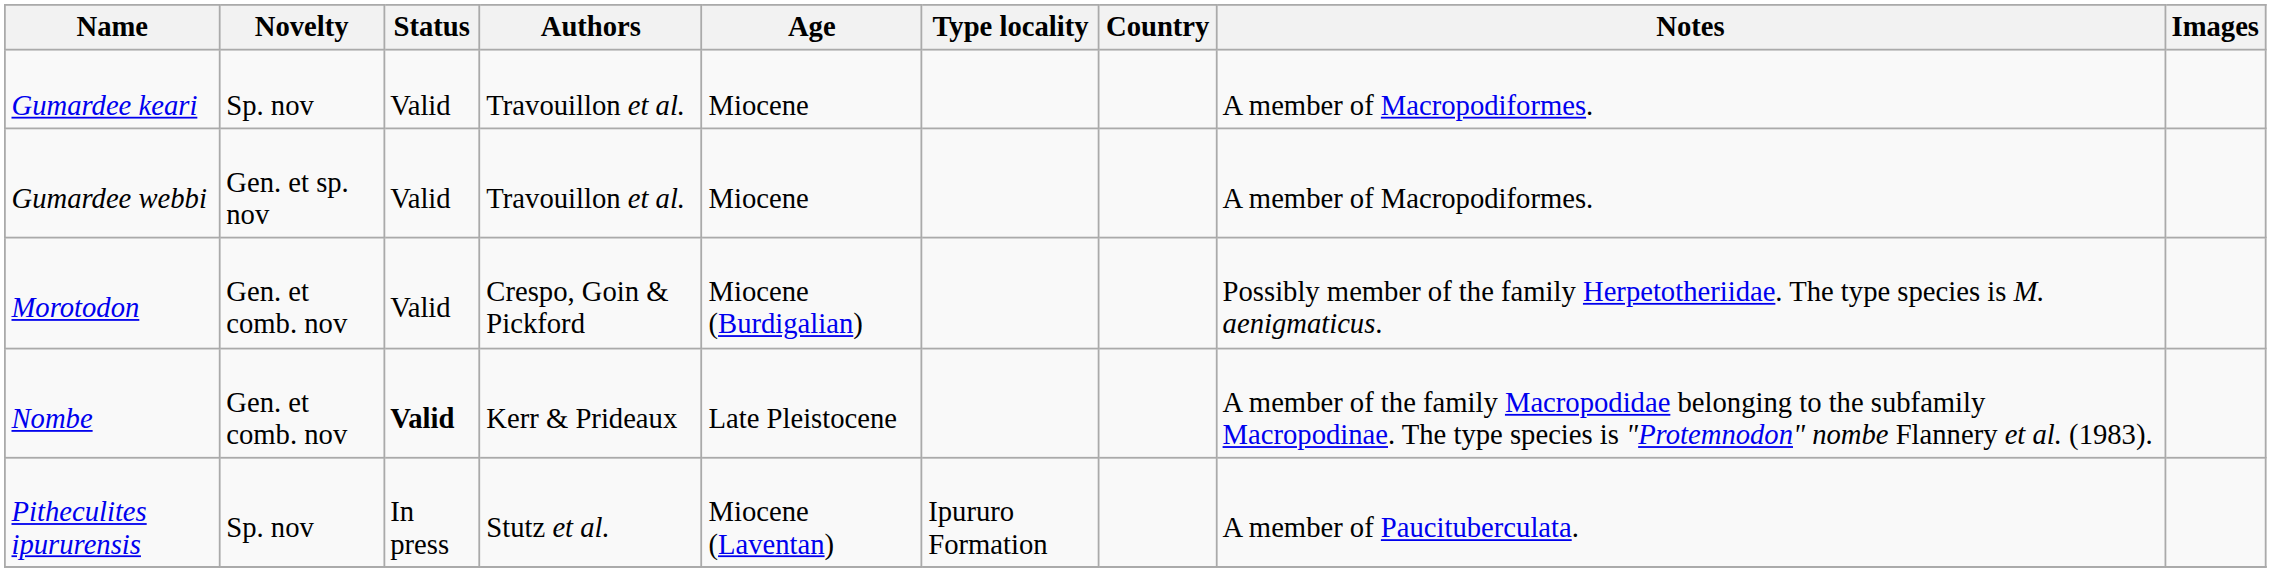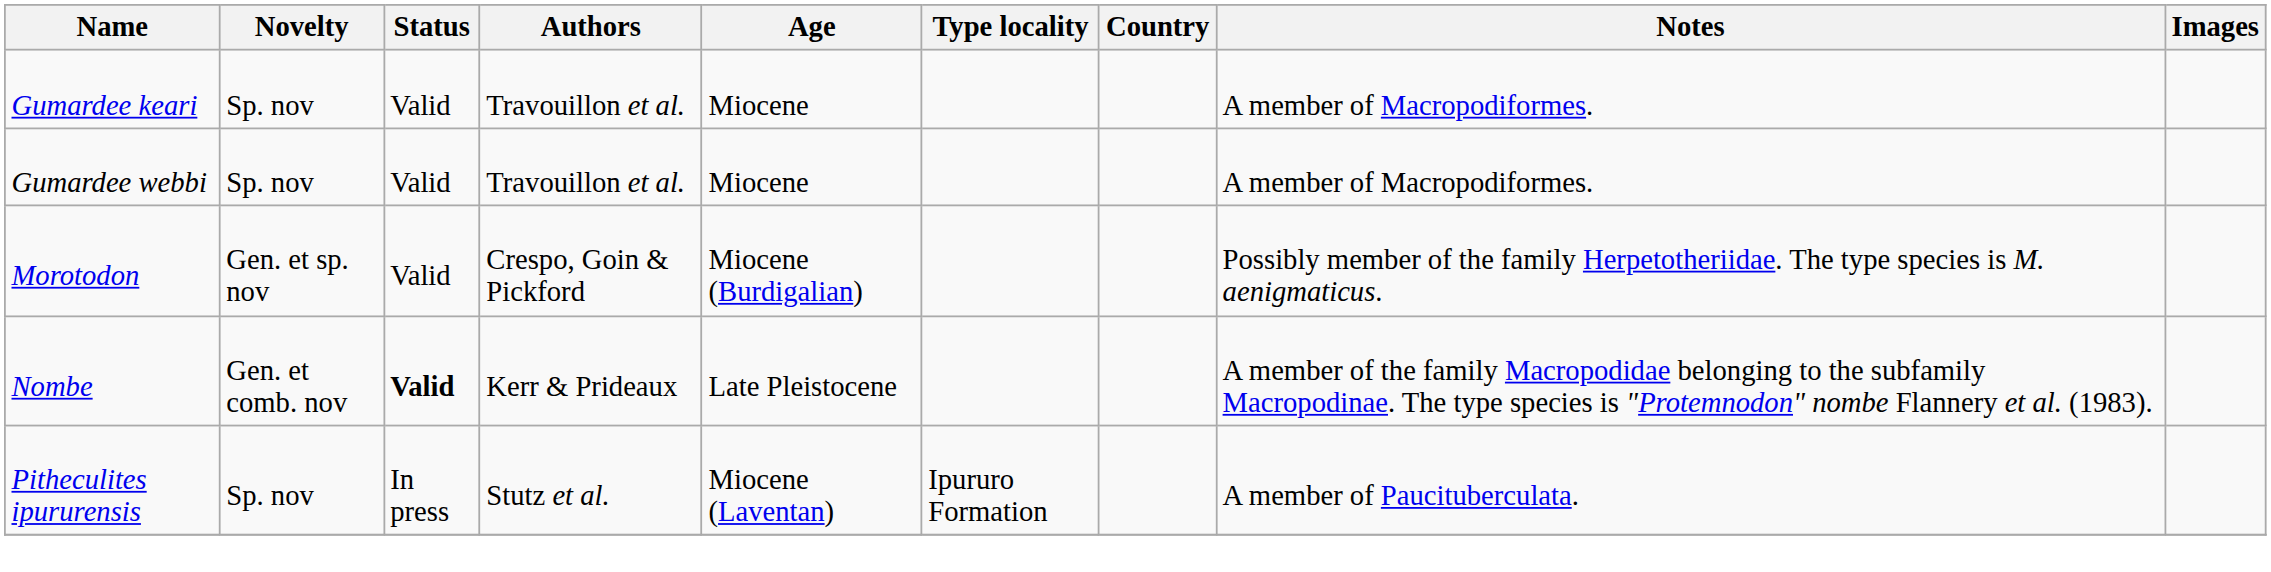(288, 198) Gen. et sp. nov -> (270, 182) Sp. nov
(287, 308) Gen. et comb. nov -> (288, 276) Gen. et sp. nov
